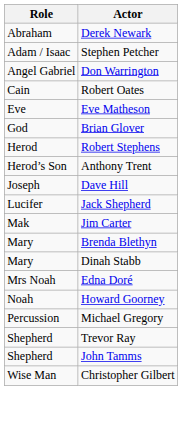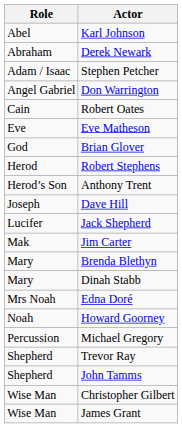+ row: (113, 33)
+ row: (111, 413)
